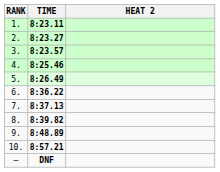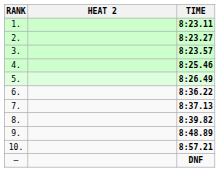columns swapped: (140, 11) <-> (47, 11)
